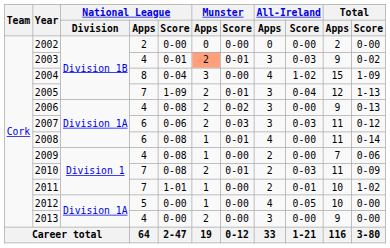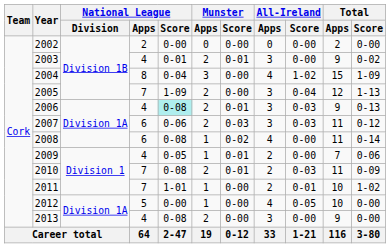(206, 60) lightsalmon background -> (206, 60) no background
(304, 60) 0-03 -> (304, 60) 0-00
(237, 92) 0-01 -> (237, 92) 0-00
(175, 108) no background -> (175, 108) paleturquoise background
(237, 108) 0-02 -> (237, 108) 0-01
(304, 108) 0-00 -> (304, 108) 0-03
(237, 139) 0-01 -> (237, 139) 0-02
(175, 155) 0-08 -> (175, 155) 0-05
(237, 155) 0-00 -> (237, 155) 0-01
(175, 219) 0-00 -> (175, 219) 0-08
